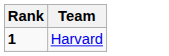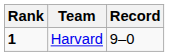+ column: (135, 16)
